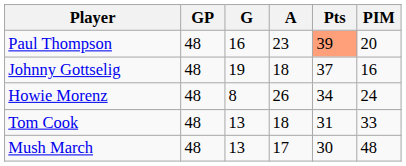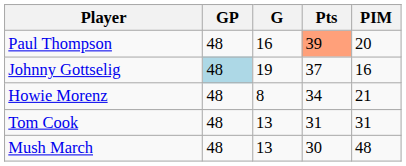- column: (291, 17)
(193, 69) no background -> (215, 69) lightblue background
(369, 95) 24 -> (363, 95) 21
(369, 122) 33 -> (363, 122) 31
